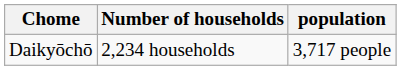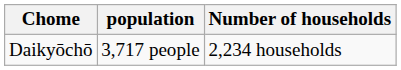columns swapped: (193, 19) <-> (342, 19)
